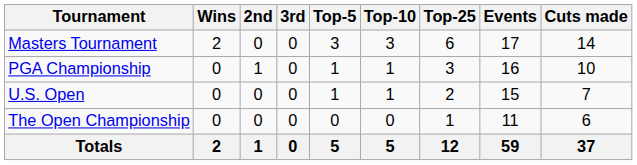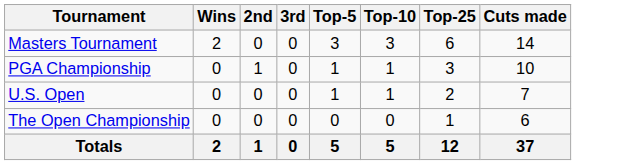- column: (510, 17)
